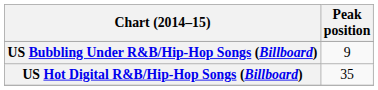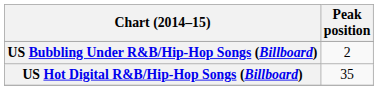(347, 52) 9 -> (347, 52) 2
